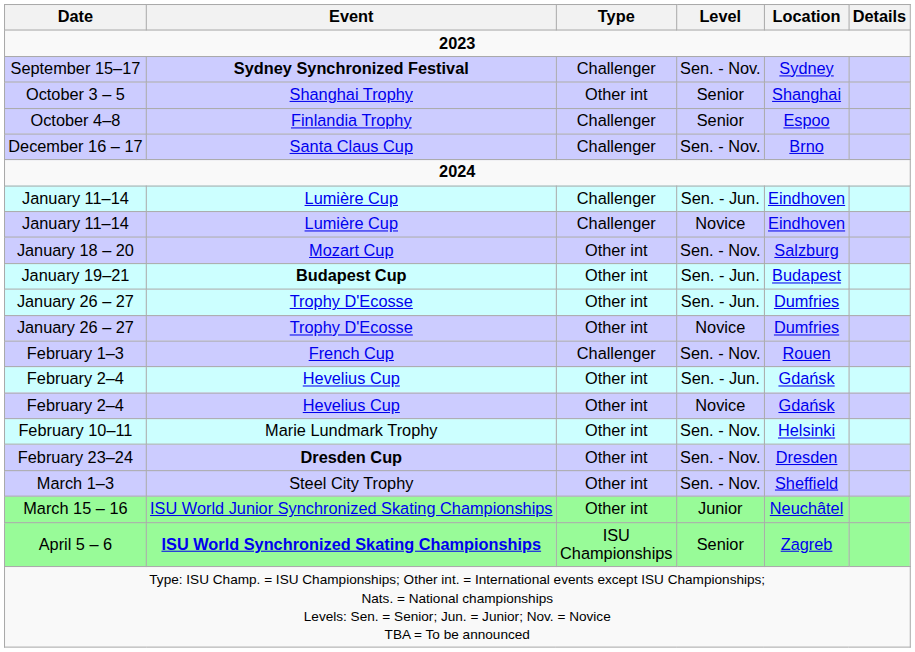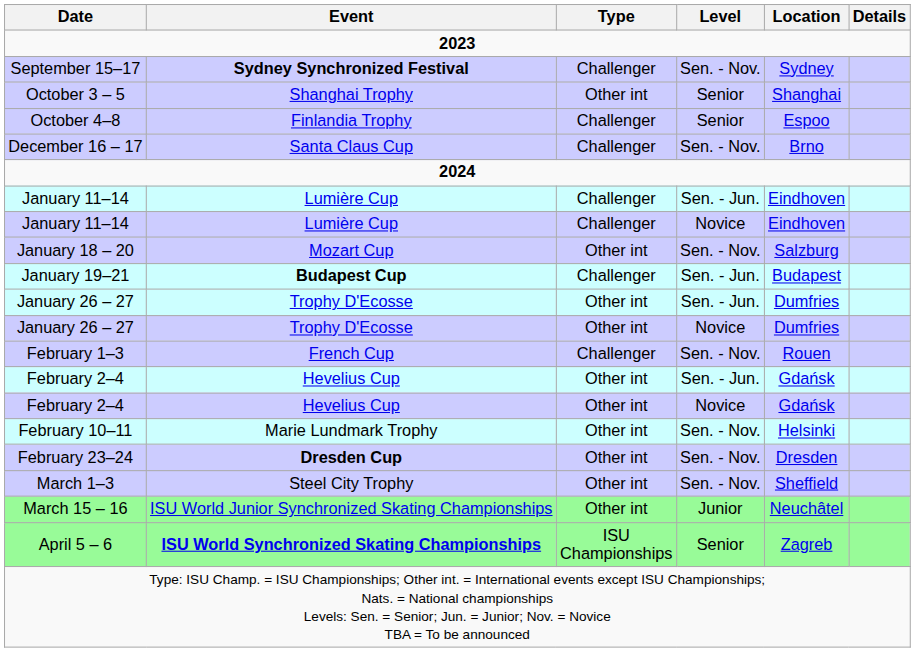(616, 276) Other int -> (616, 276) Challenger
